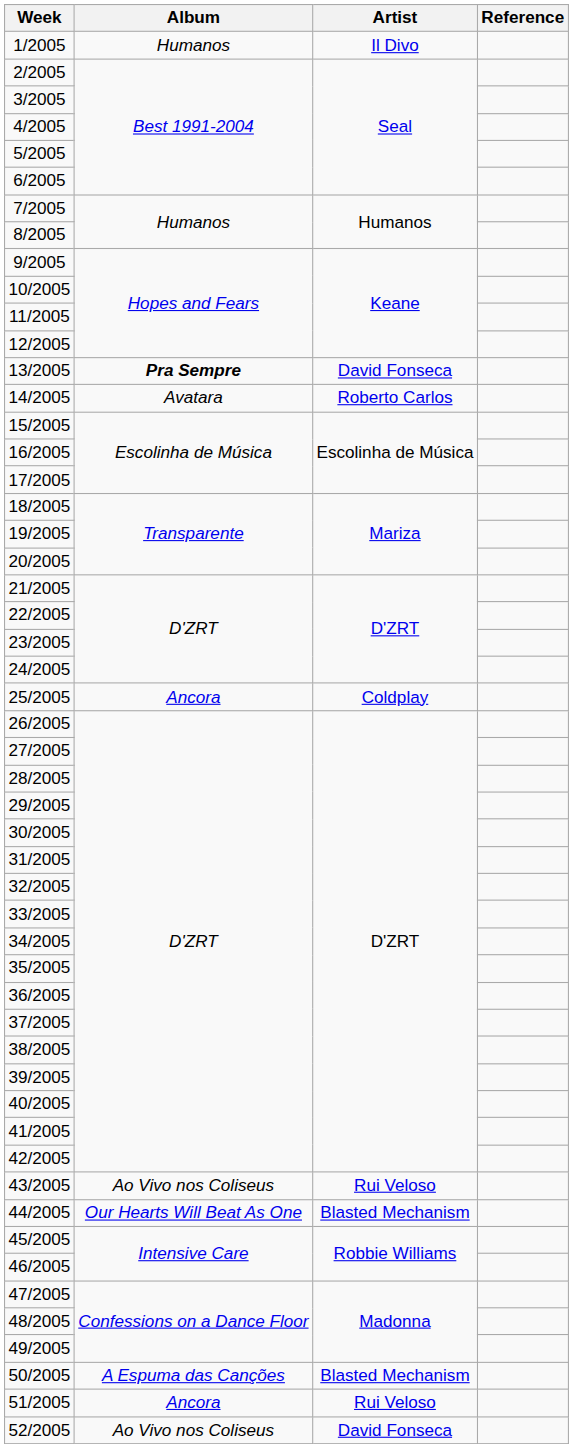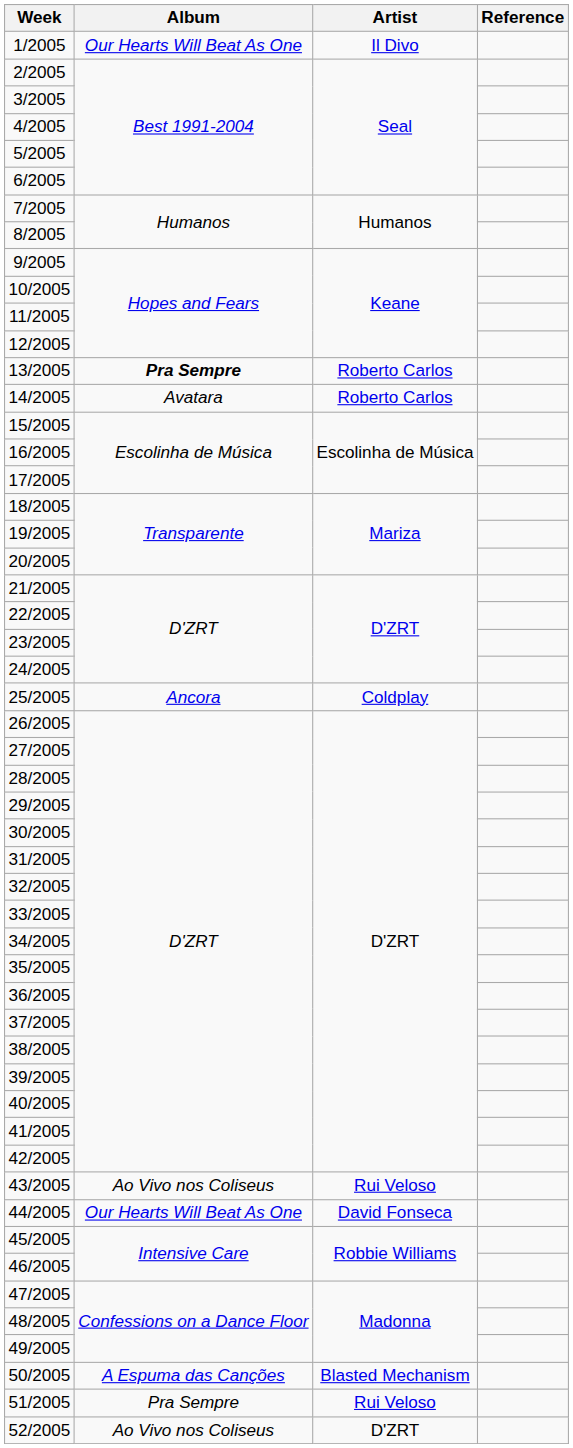(193, 45) Humanos -> (193, 45) Our Hearts Will Beat As One
(395, 371) David Fonseca -> (395, 371) Roberto Carlos
(395, 1212) Blasted Mechanism -> (395, 1212) David Fonseca
(193, 1402) Ancora -> (193, 1402) Pra Sempre
(395, 1429) David Fonseca -> (395, 1429) D'ZRT
